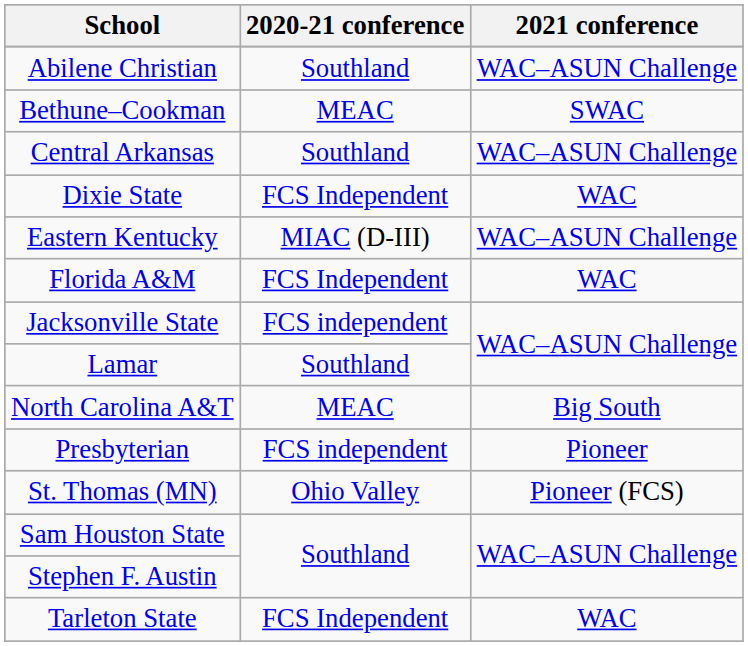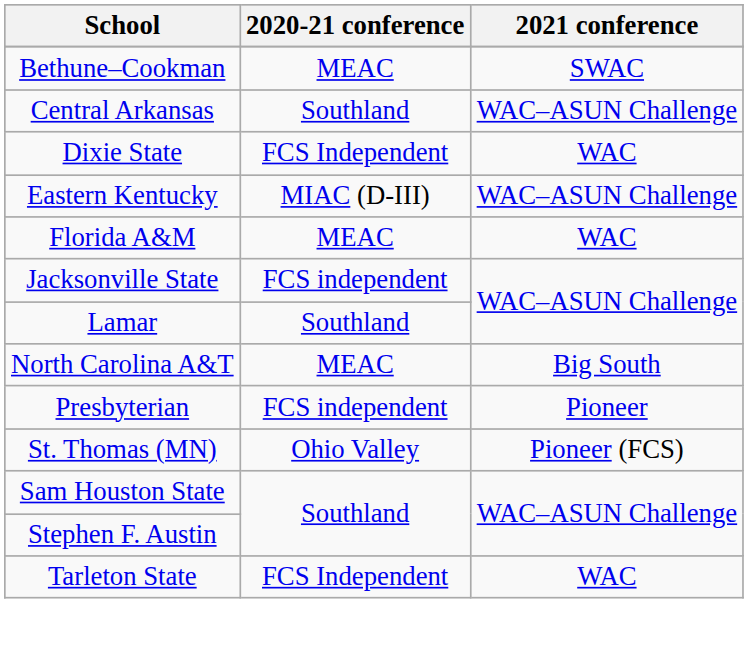- row: (122, 68)
(355, 279) FCS Independent -> (355, 237) MEAC
